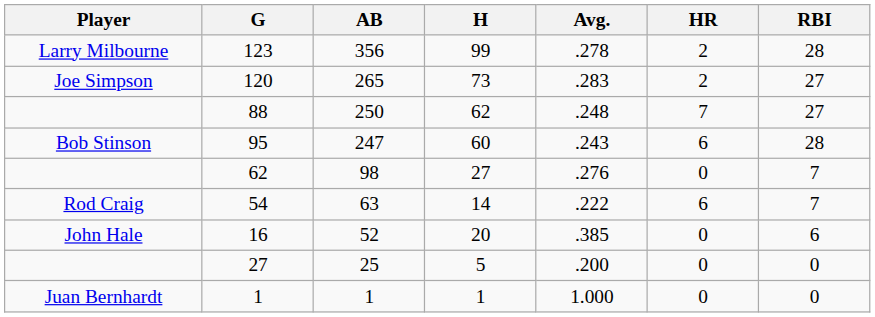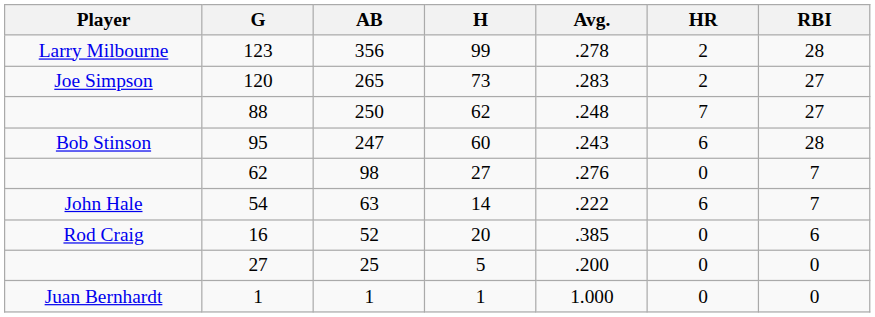(104, 204) Rod Craig -> (104, 204) John Hale
(104, 234) John Hale -> (104, 234) Rod Craig
